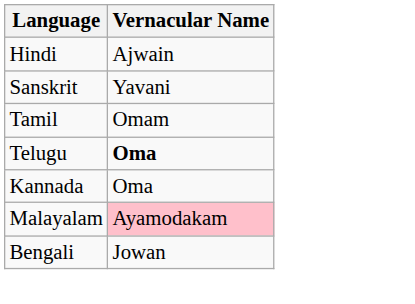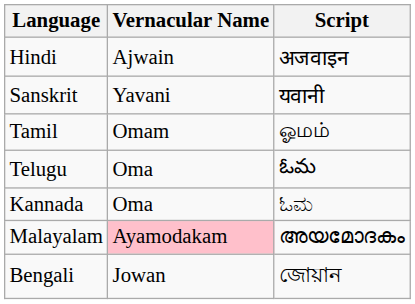+ column: (342, 20)
(135, 152) bold -> (133, 168) normal
